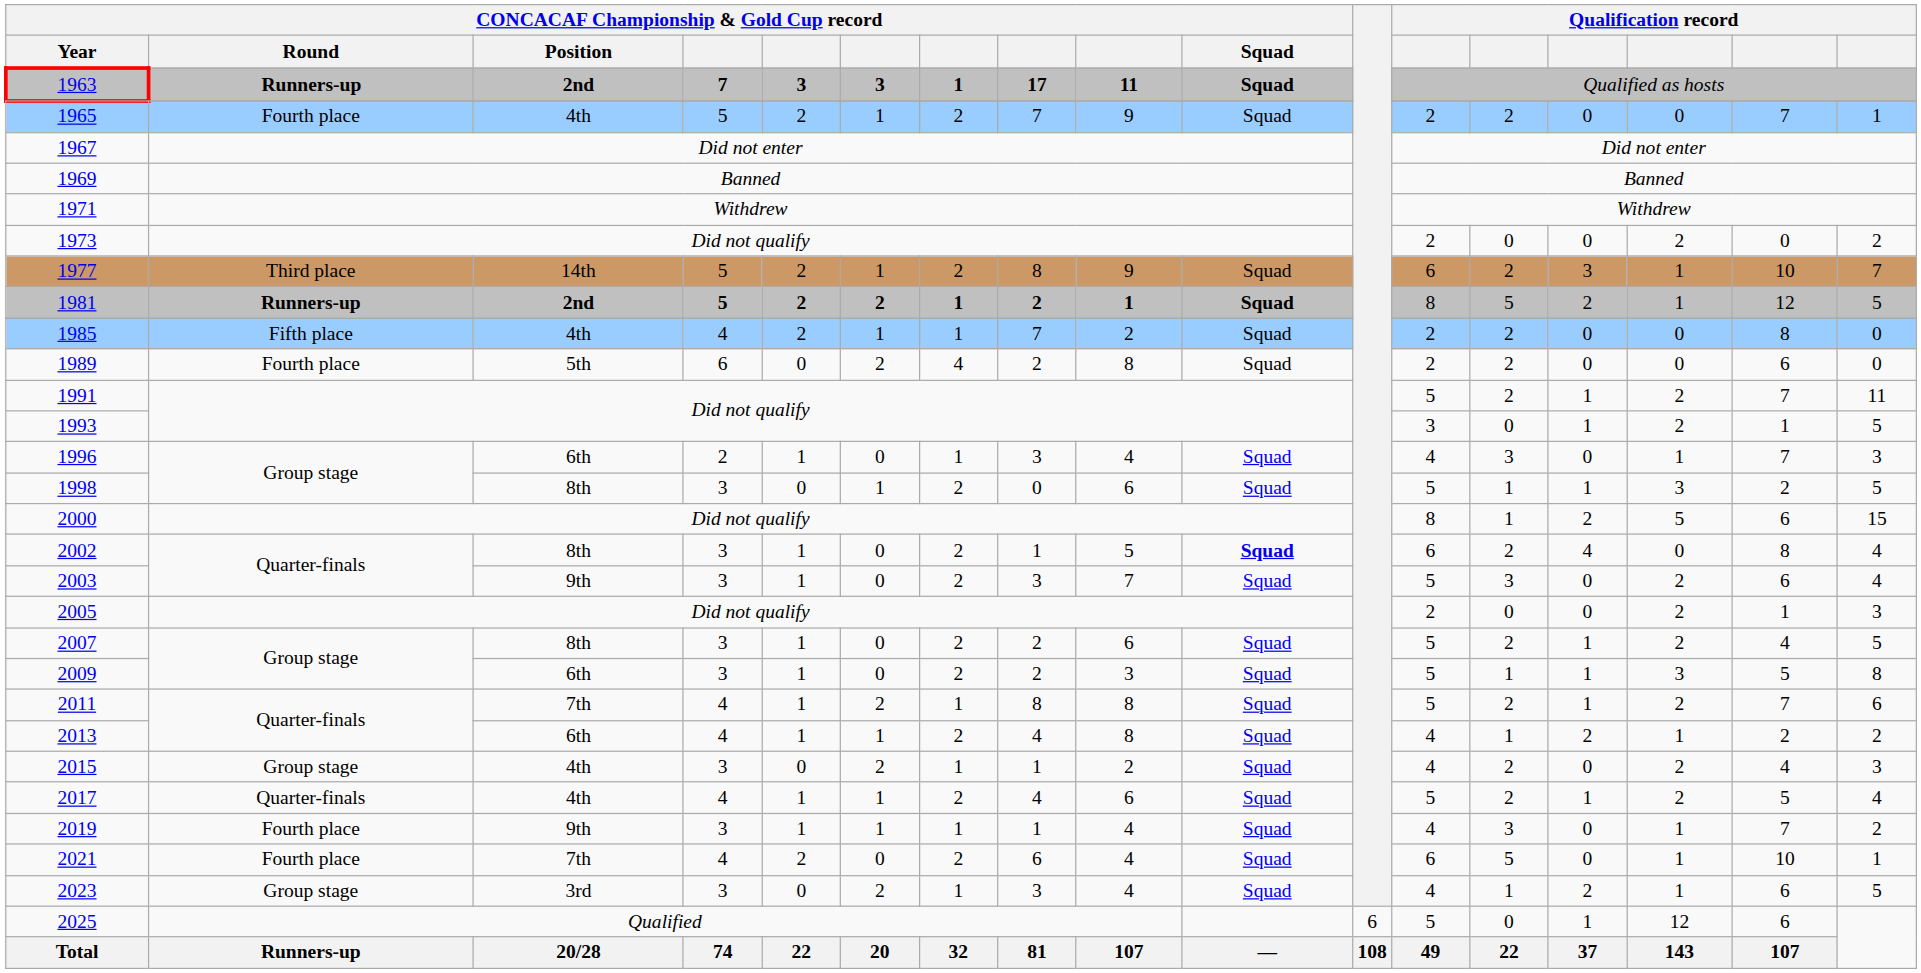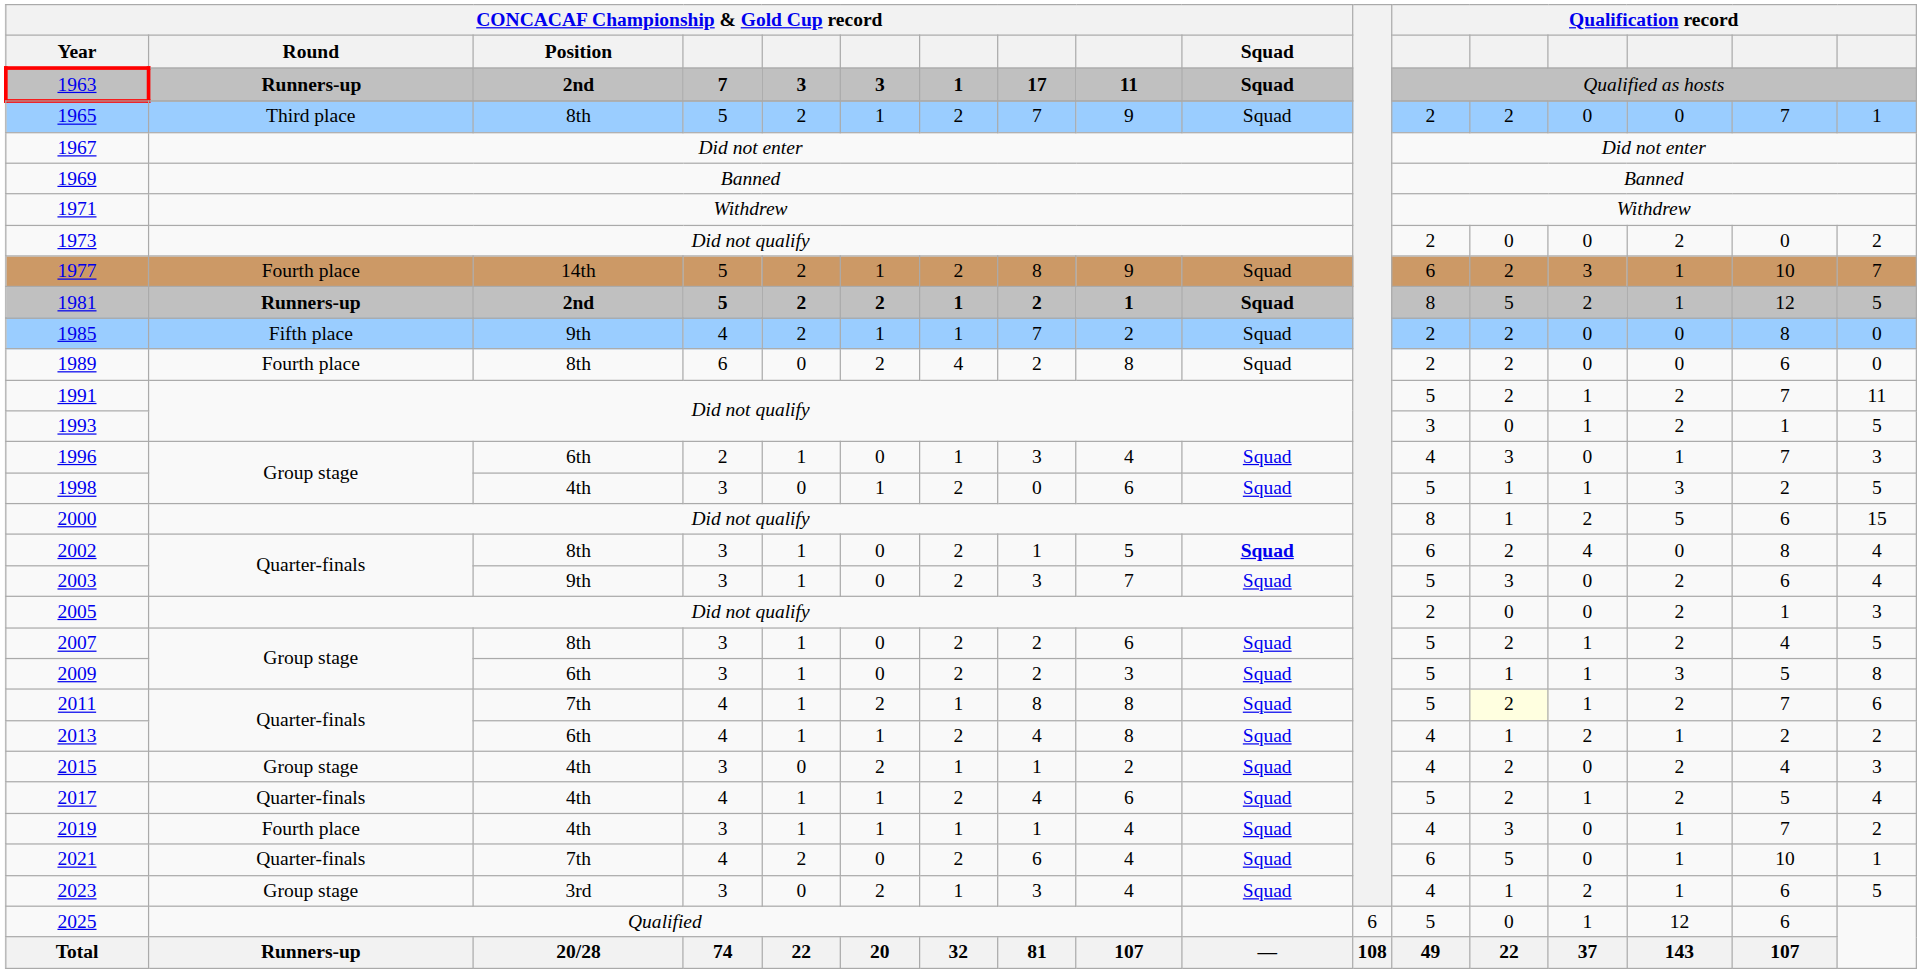(311, 116) Fourth place -> (311, 116) Third place
(578, 116) 4th -> (578, 116) 8th
(311, 271) Third place -> (311, 271) Fourth place
(578, 333) 4th -> (578, 333) 9th
(578, 364) 5th -> (578, 364) 8th
(578, 488) 8th -> (578, 488) 4th
(1509, 704) no background -> (1509, 704) lightyellow background
(578, 828) 9th -> (578, 828) 4th
(311, 859) Fourth place -> (311, 859) Quarter-finals
